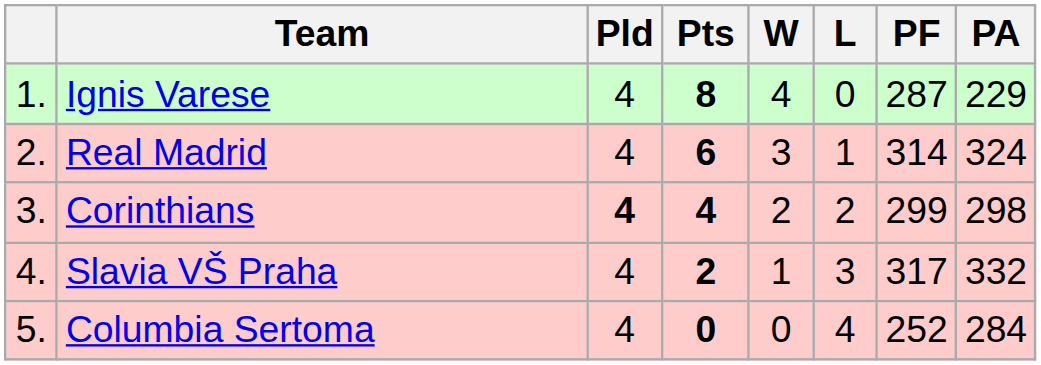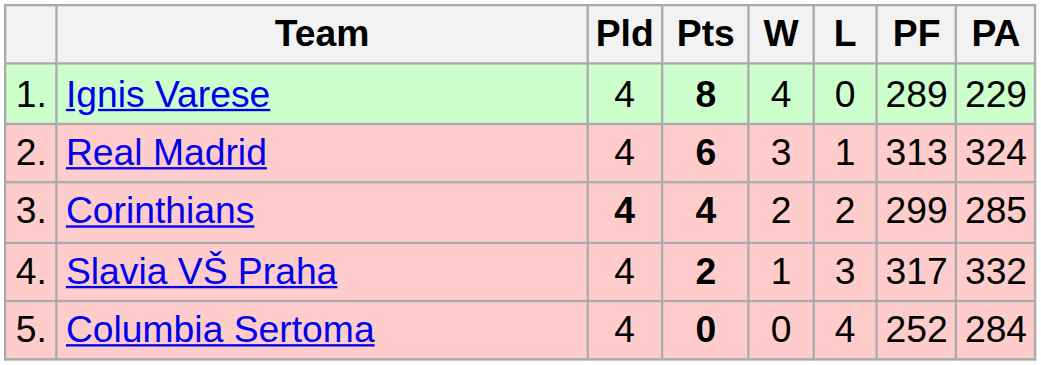(917, 93) 287 -> (917, 93) 289
(917, 152) 314 -> (917, 152) 313
(996, 211) 298 -> (996, 211) 285
